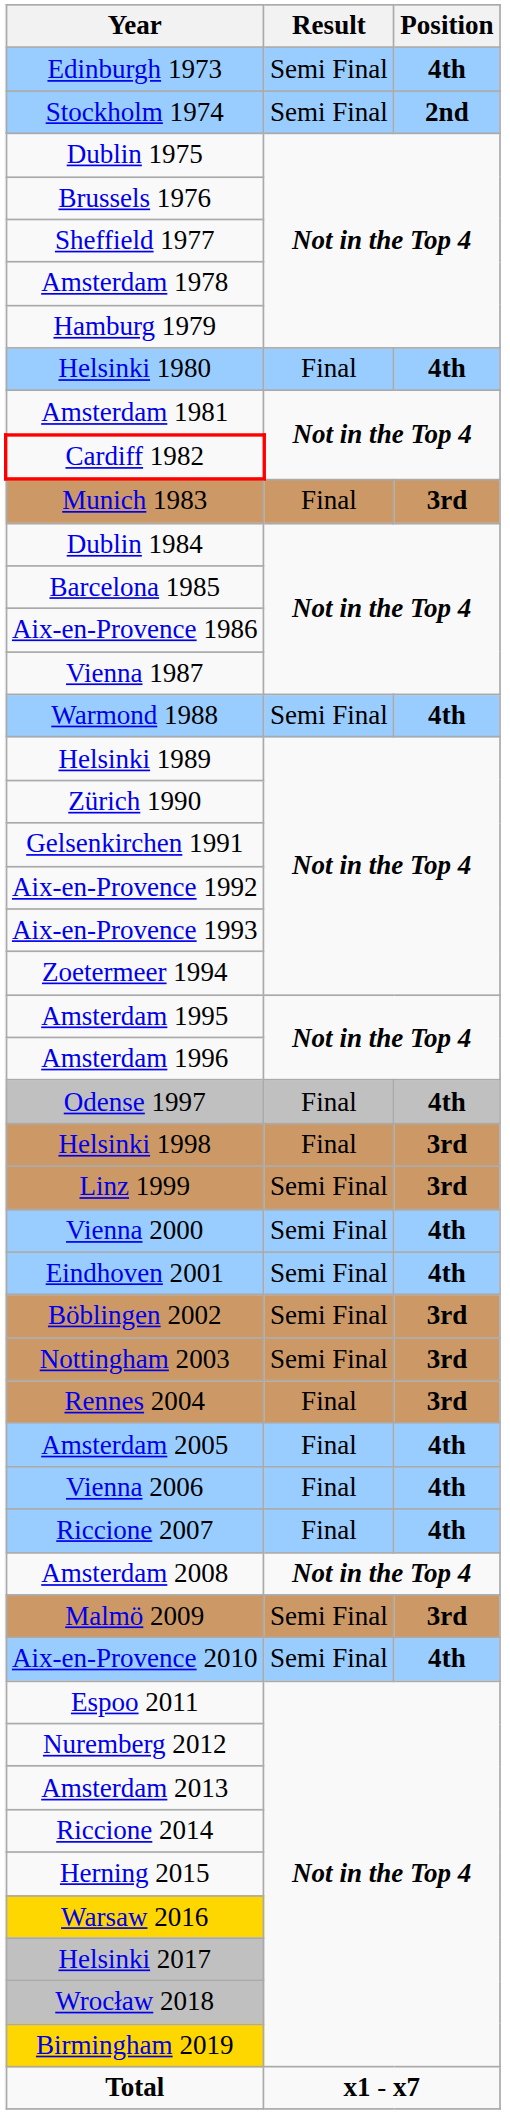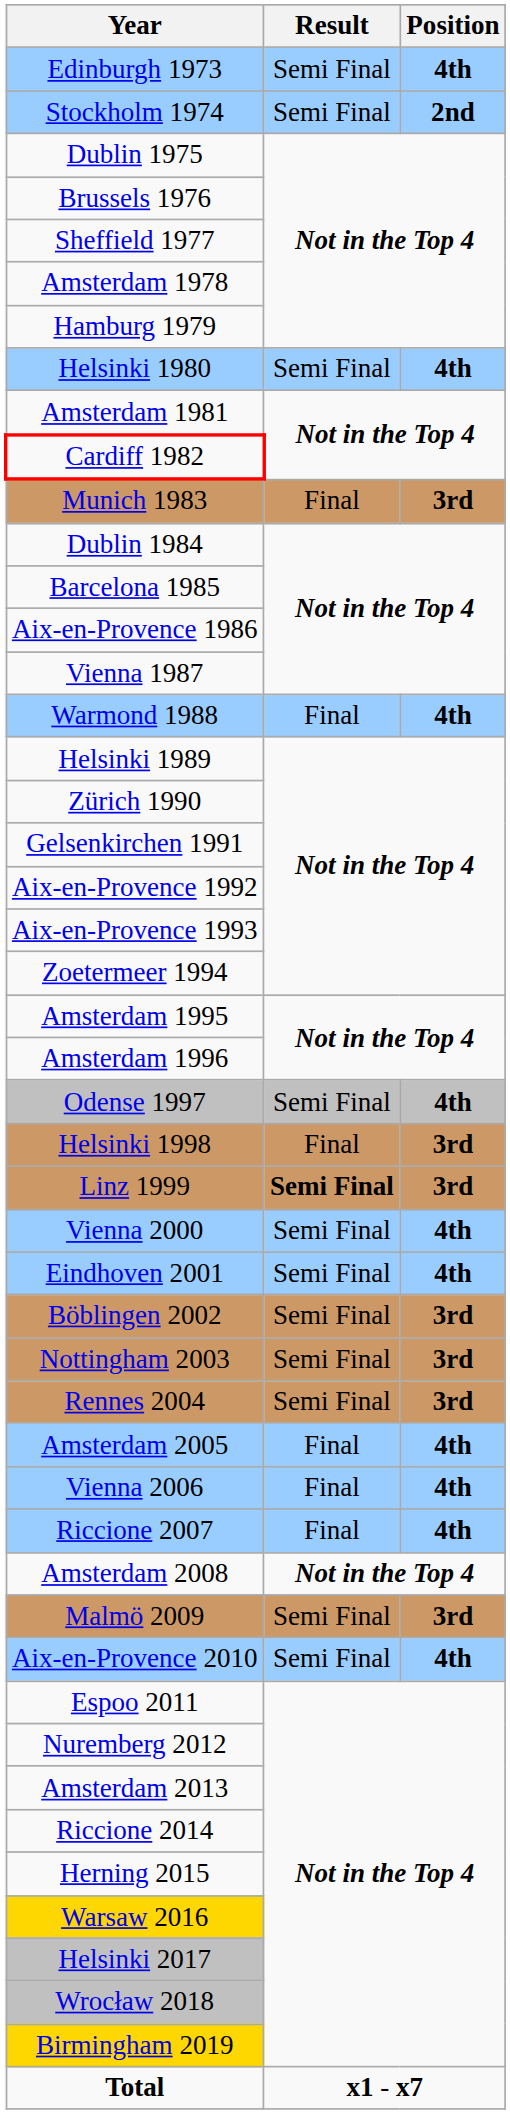(329, 369) Final -> (332, 369) Semi Final
(329, 715) Semi Final -> (332, 715) Final
(329, 1101) Final -> (332, 1101) Semi Final
(329, 1187) normal -> (332, 1187) bold
(329, 1401) Final -> (332, 1401) Semi Final
